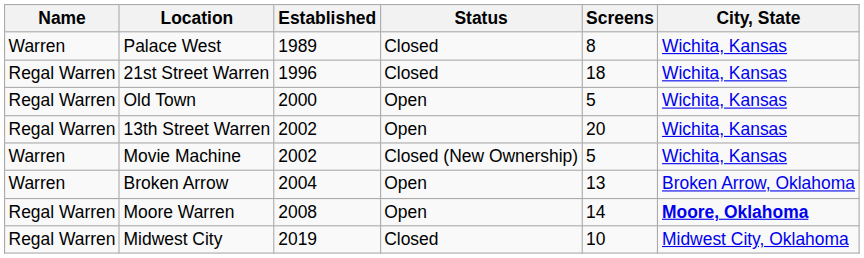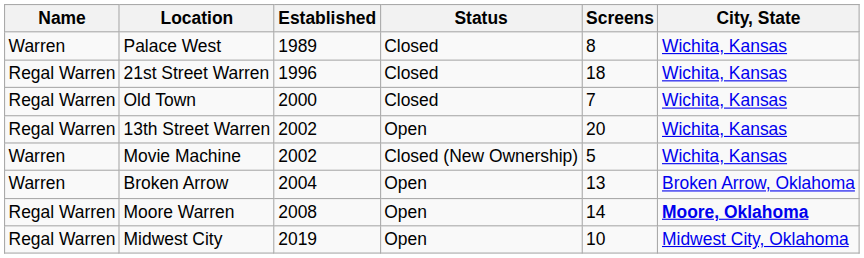(406, 101) Open -> (411, 101) Closed
(591, 101) 5 -> (591, 101) 7
(411, 239) Closed -> (406, 239) Open
